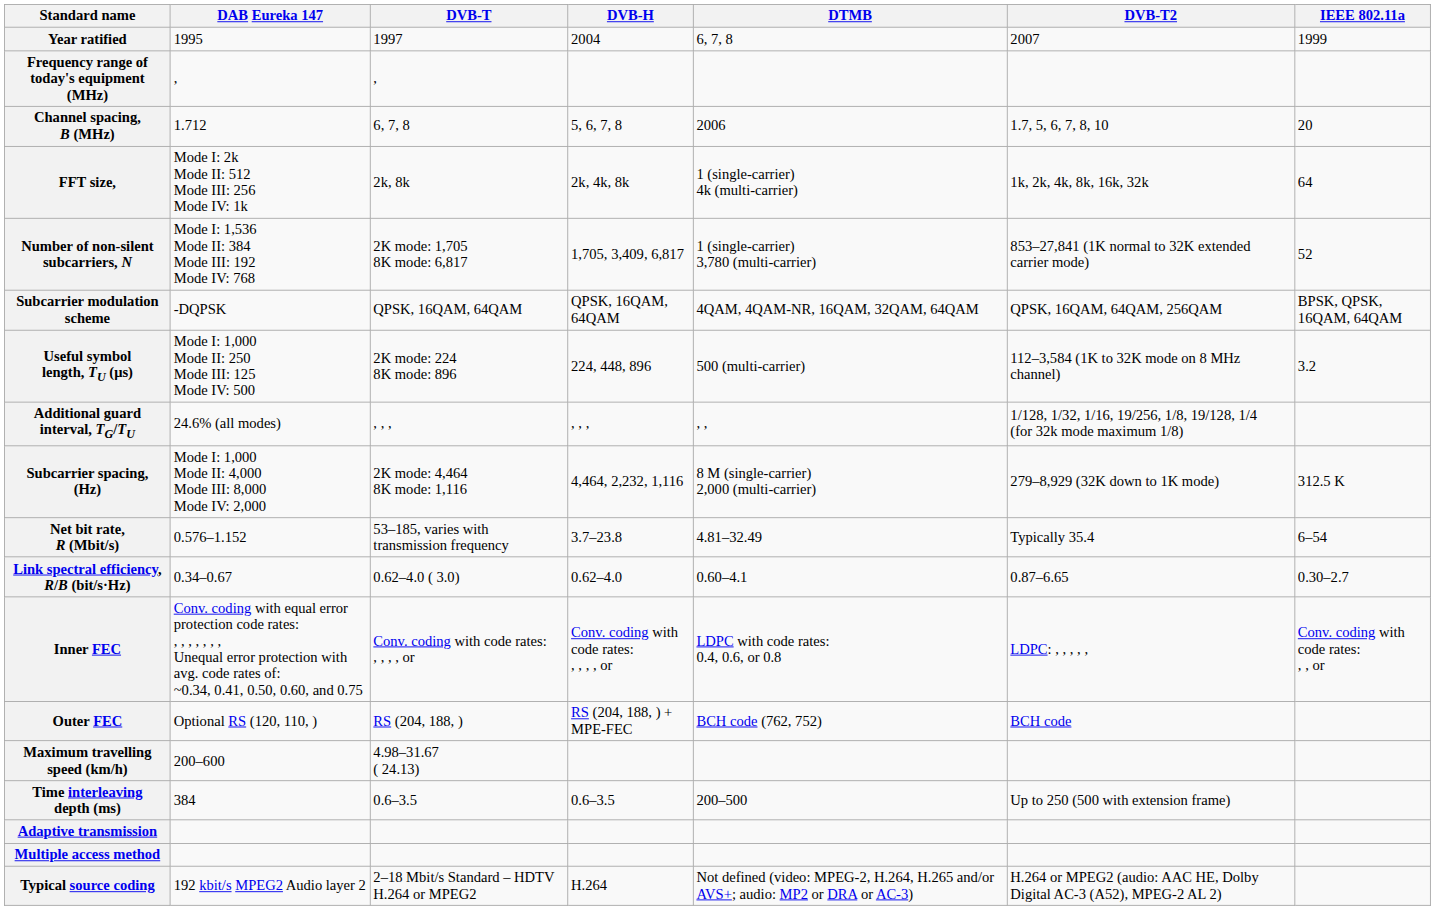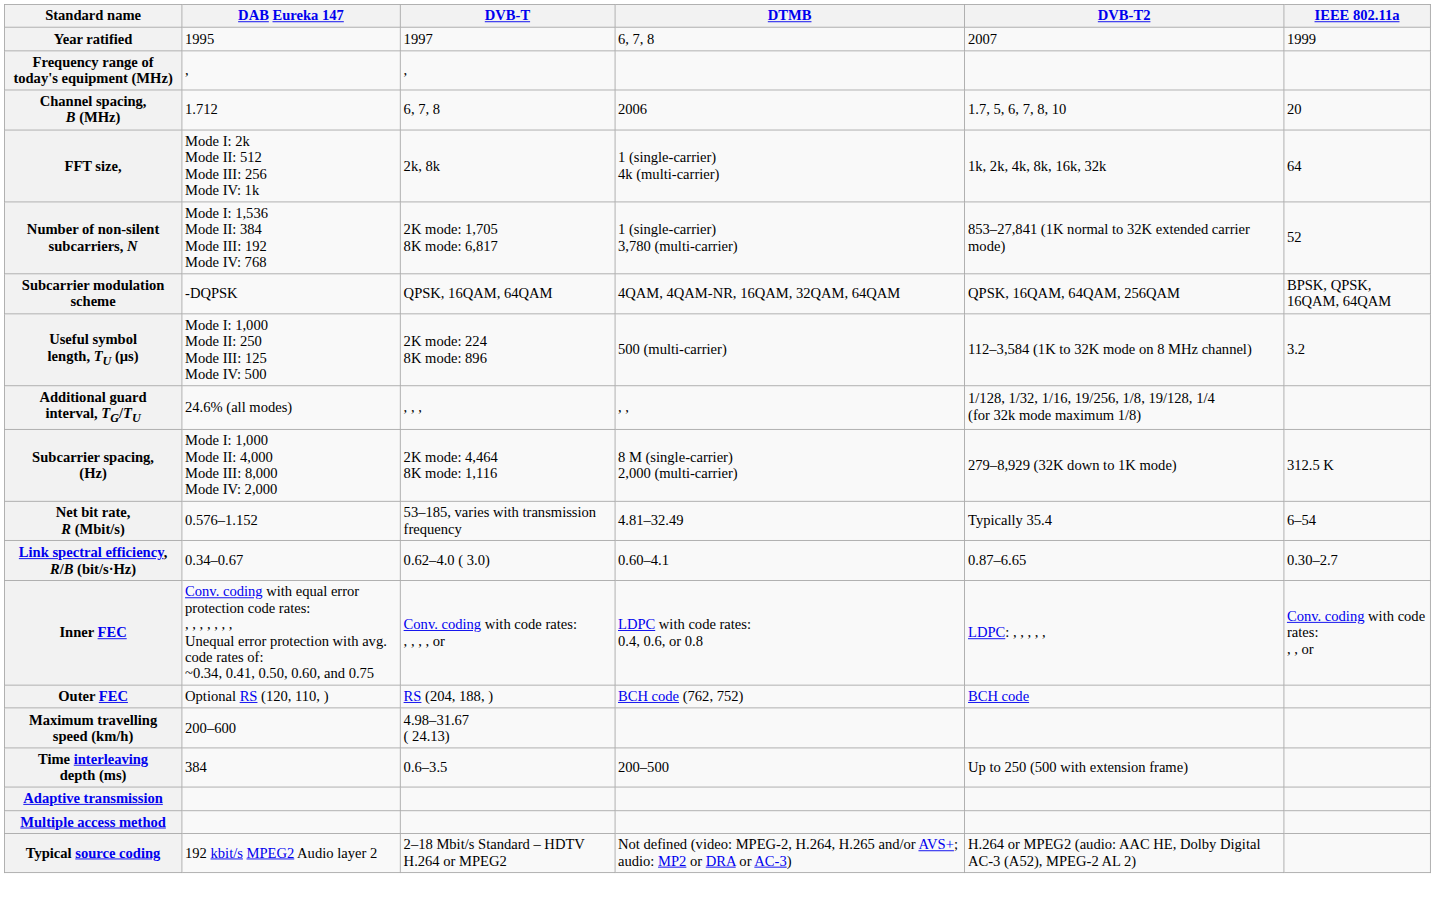- column: (630, 16)
